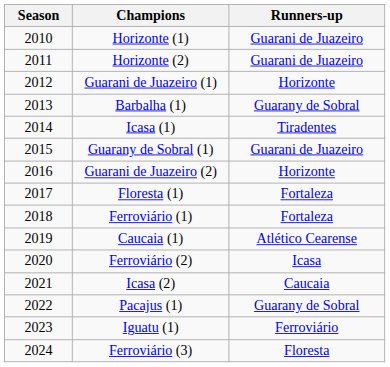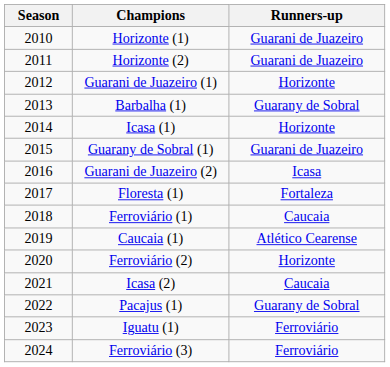(307, 127) Tiradentes -> (307, 127) Horizonte
(307, 171) Horizonte -> (307, 171) Icasa
(307, 216) Fortaleza -> (307, 216) Caucaia
(307, 261) Icasa -> (307, 261) Horizonte
(307, 350) Floresta -> (307, 350) Ferroviário
